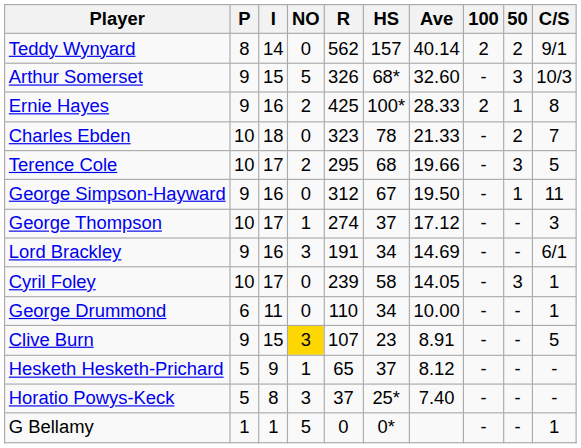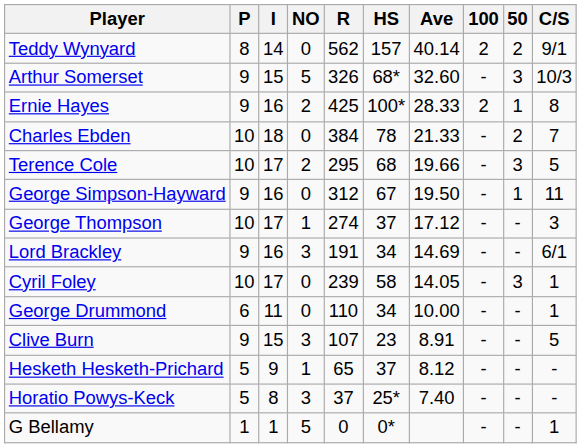(343, 135) 323 -> (343, 135) 384
(306, 340) gold background -> (306, 340) no background
